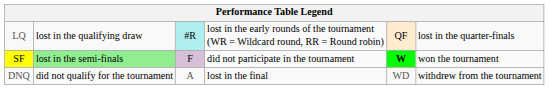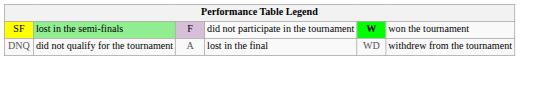- row: (19, 36)
